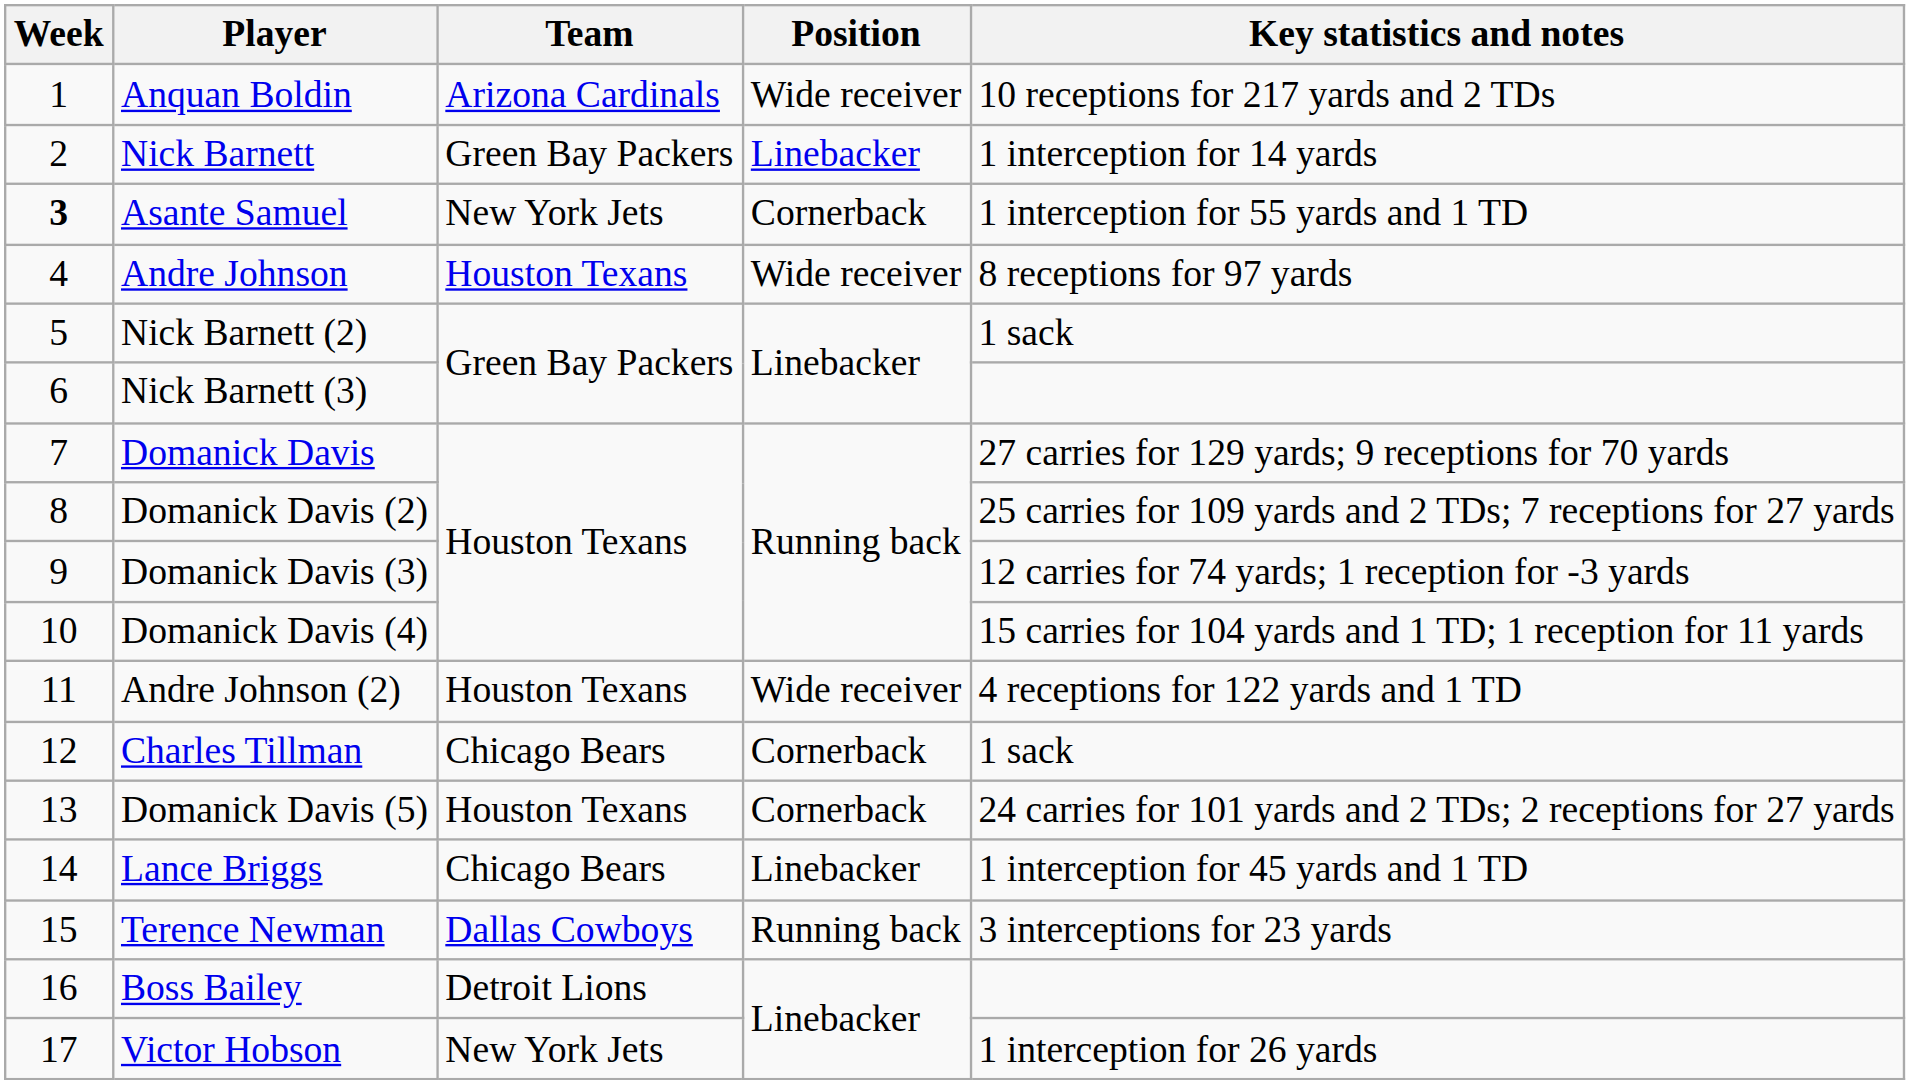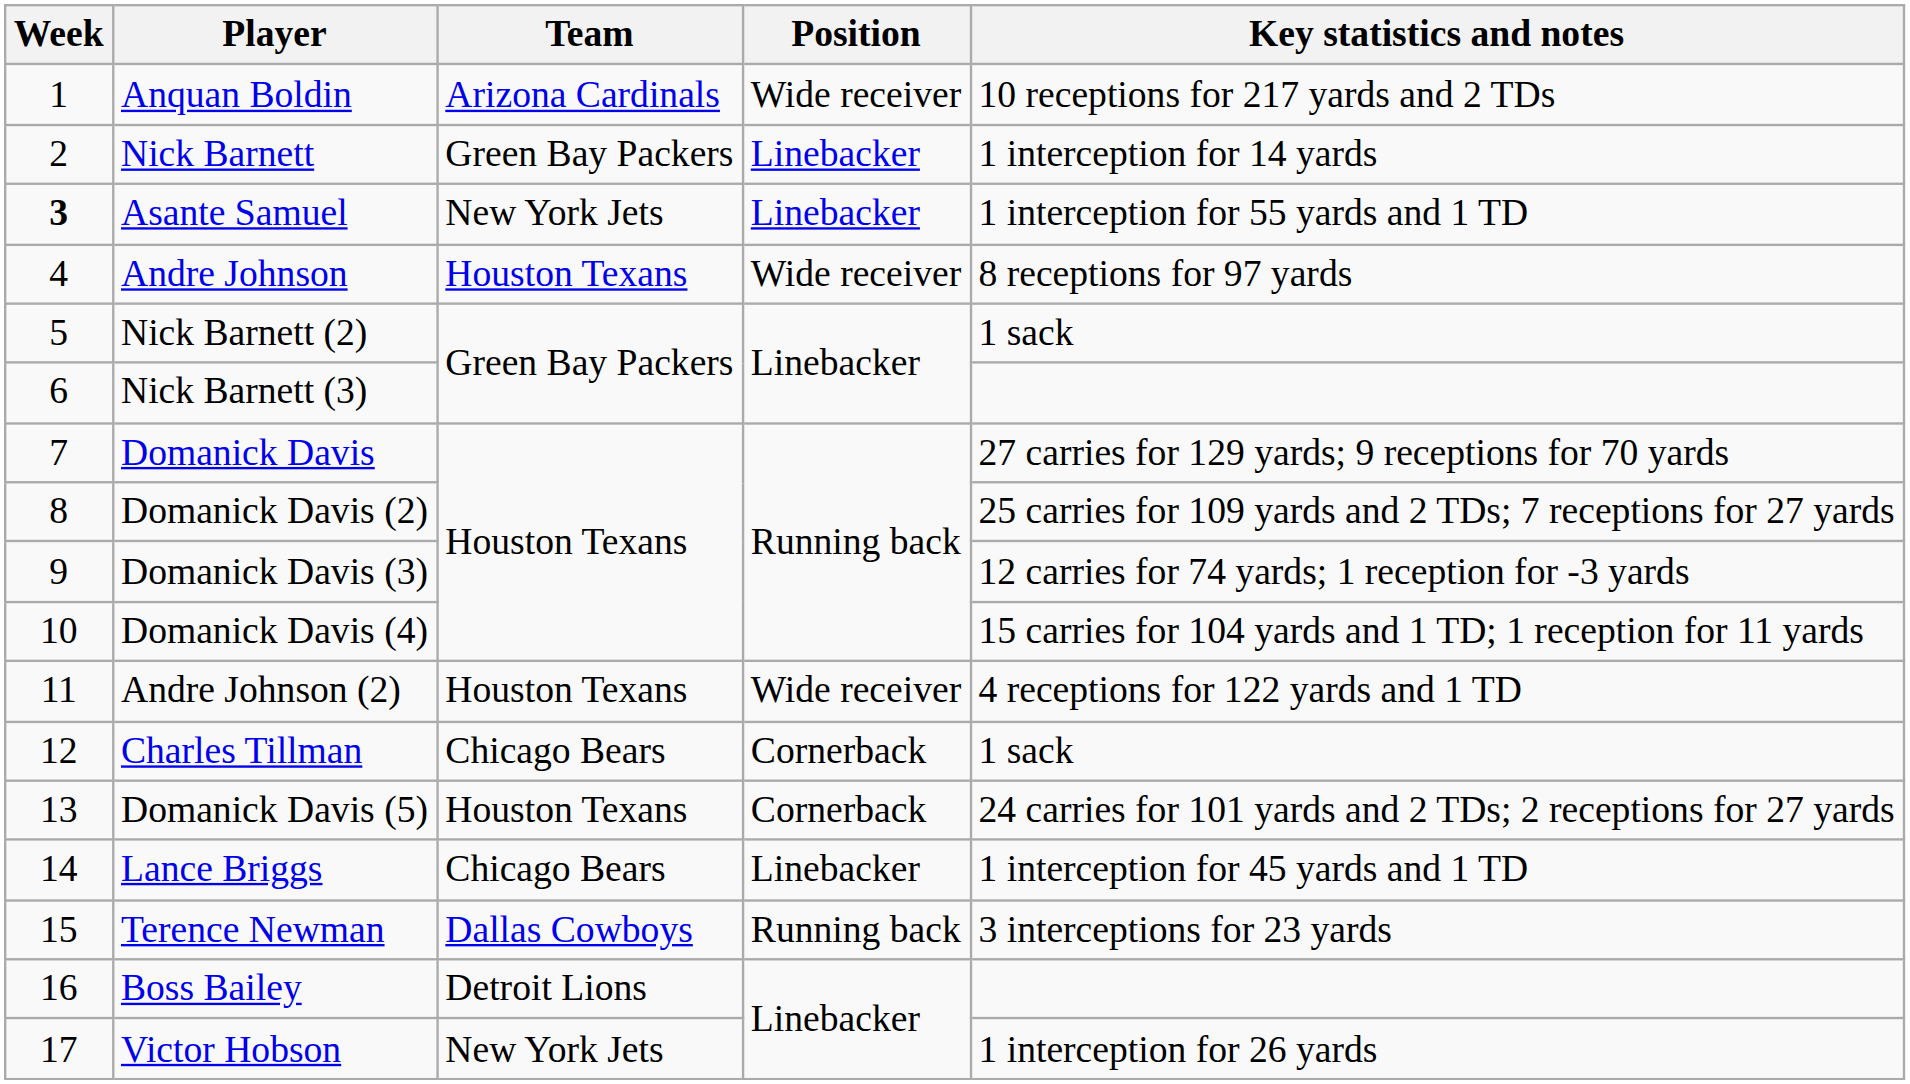(839, 213) Cornerback -> (835, 213) Linebacker
